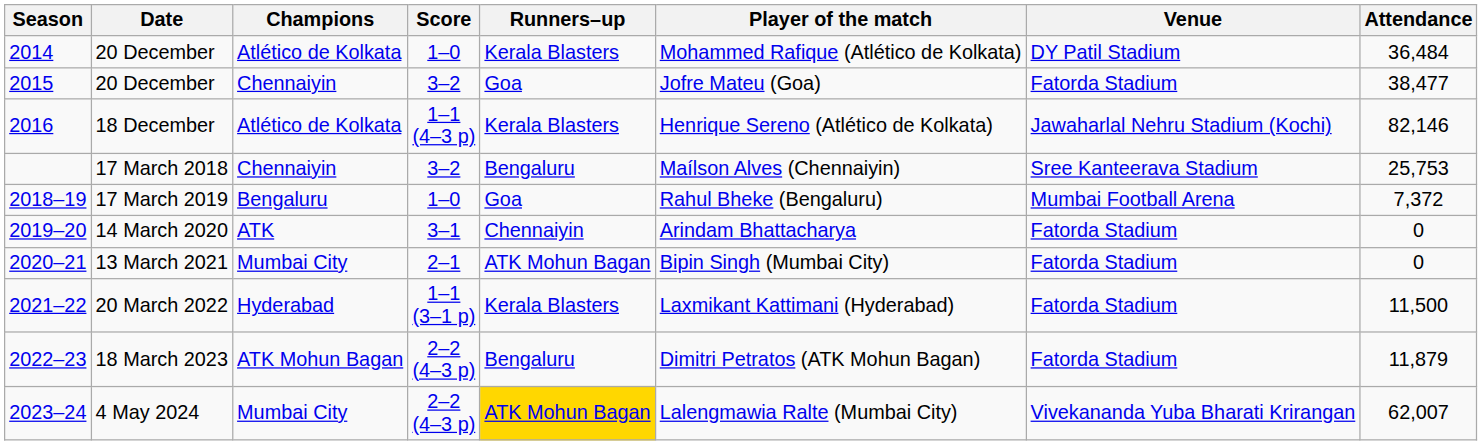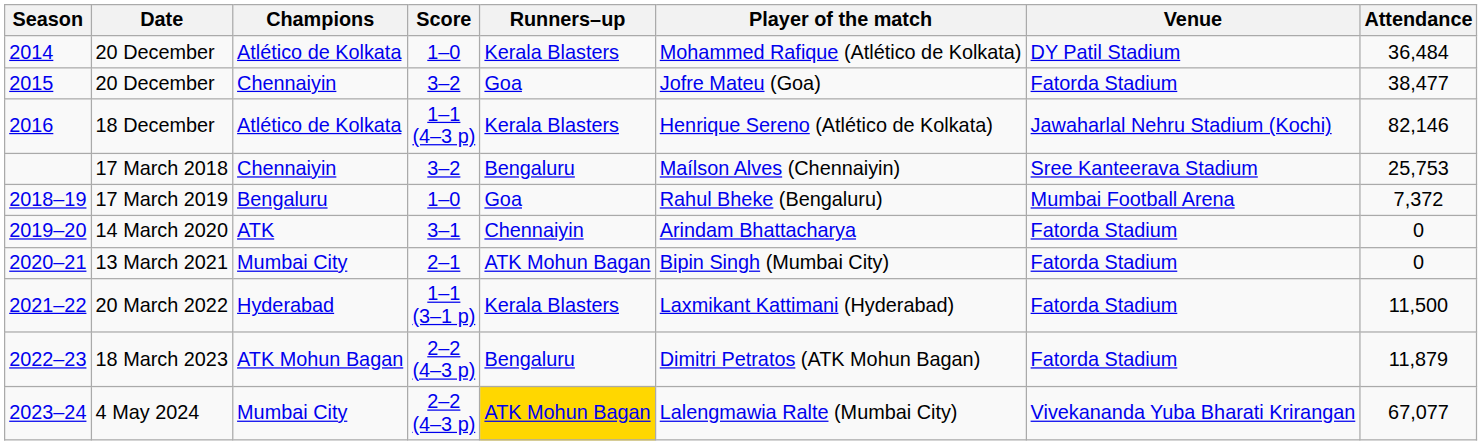(1418, 413) 62,007 -> (1418, 413) 67,077
